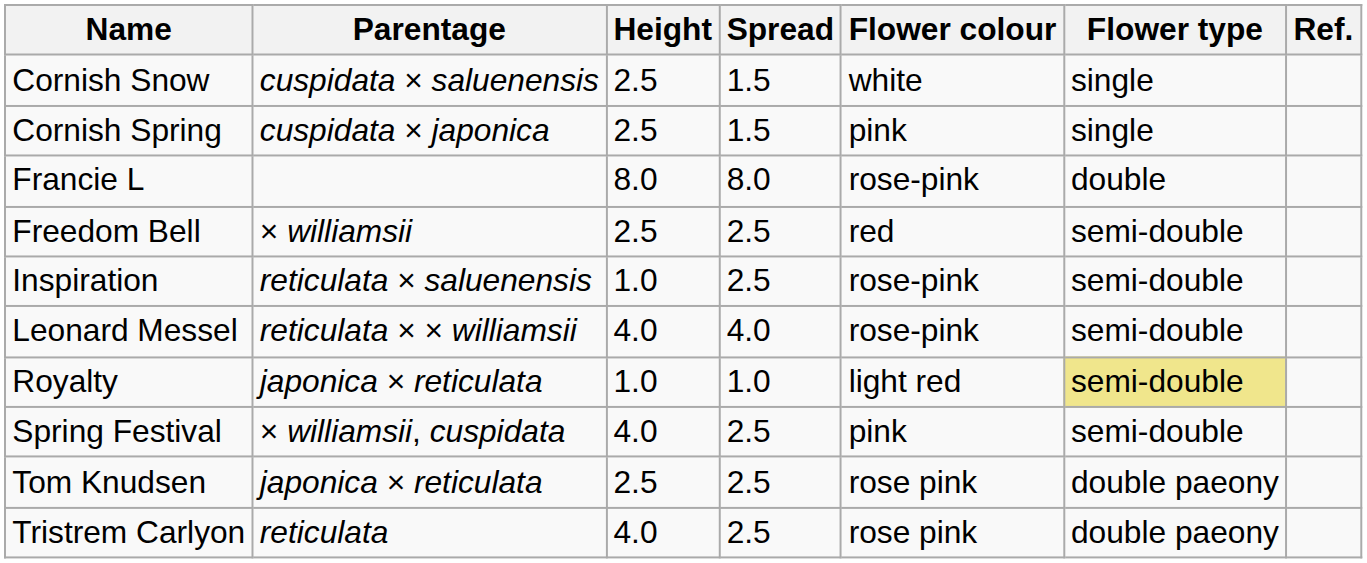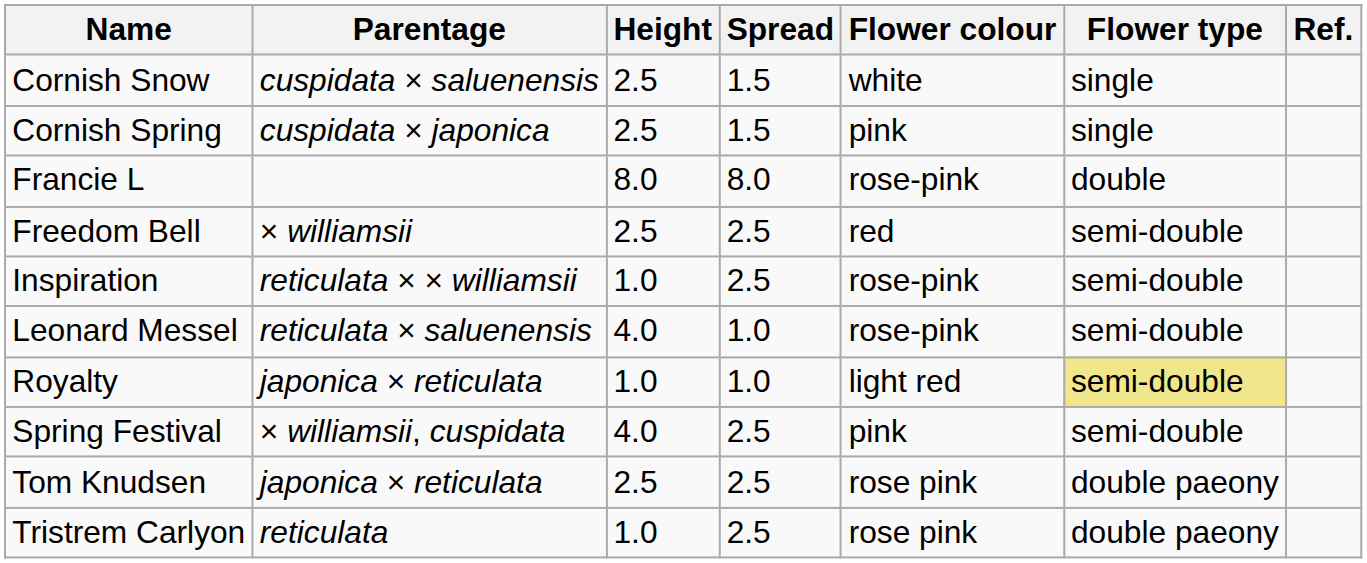(426, 280) reticulata × saluenensis -> (418, 280) reticulata × × williamsii
(418, 331) reticulata × × williamsii -> (426, 331) reticulata × saluenensis
(749, 331) 4.0 -> (749, 331) 1.0
(635, 532) 4.0 -> (635, 532) 1.0
